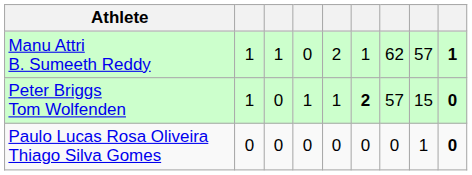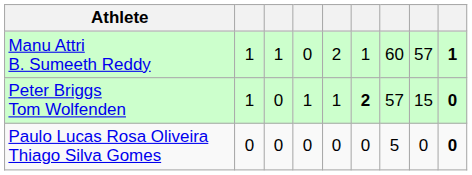(395, 54) 62 -> (395, 54) 60
(395, 146) 0 -> (395, 146) 5
(424, 146) 1 -> (424, 146) 0
